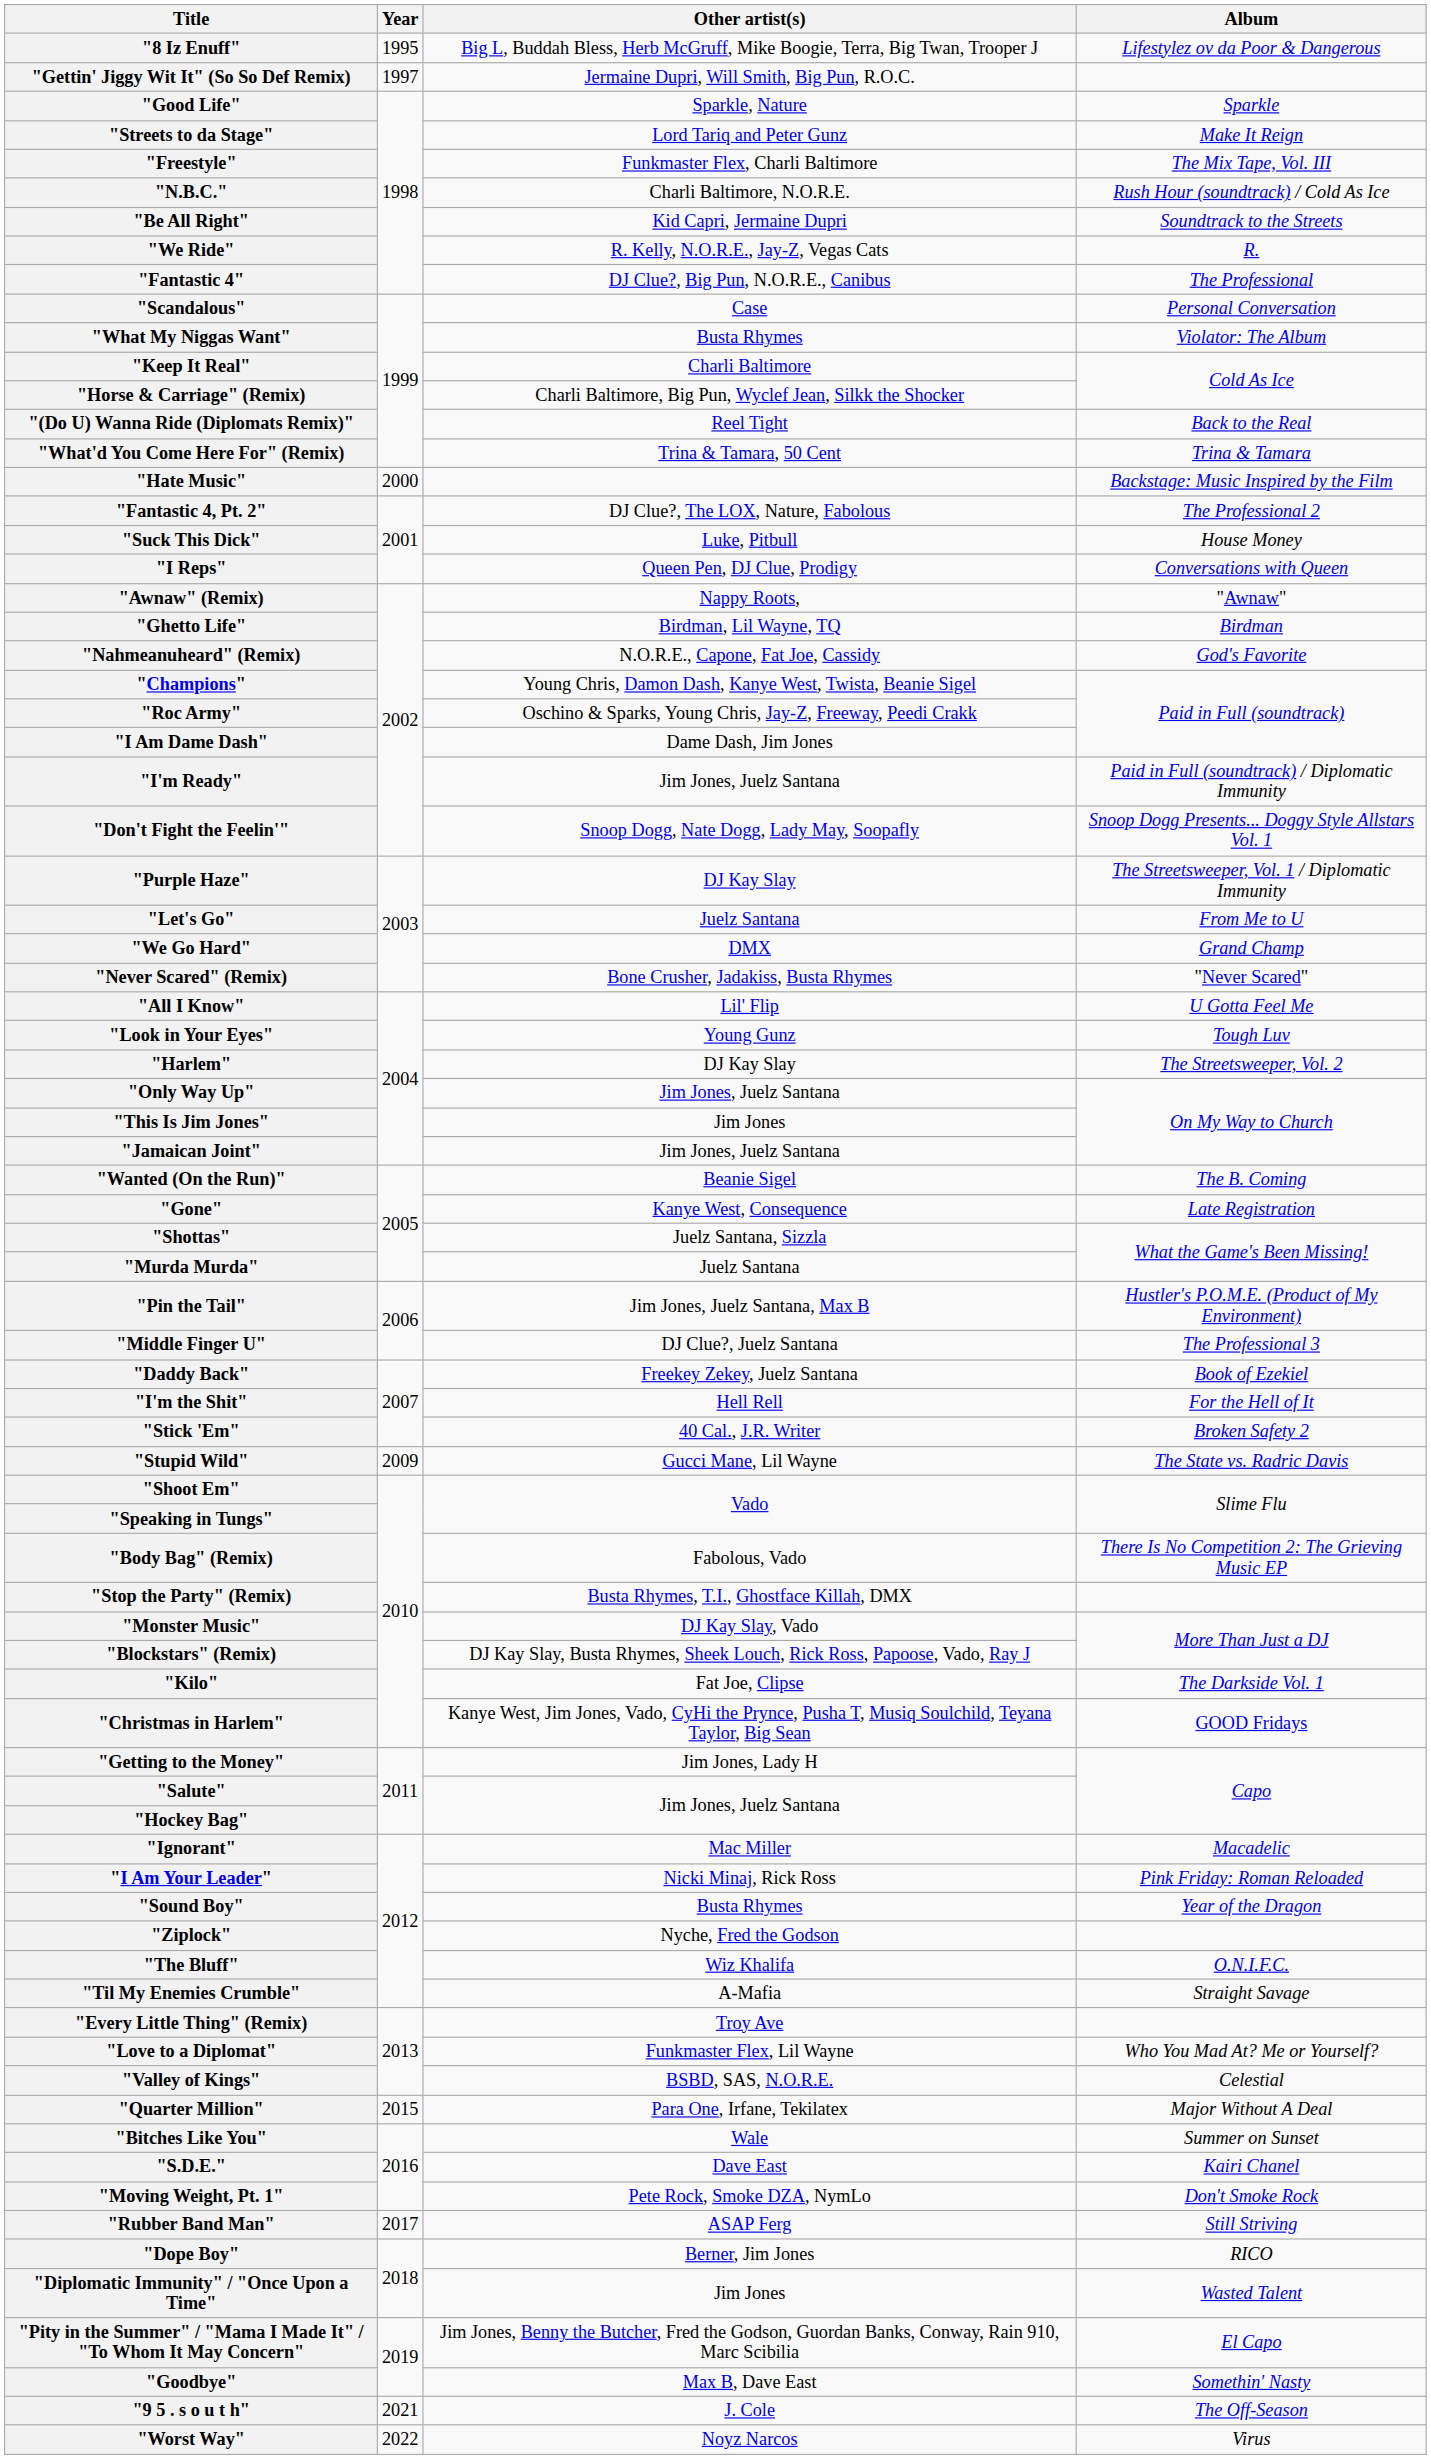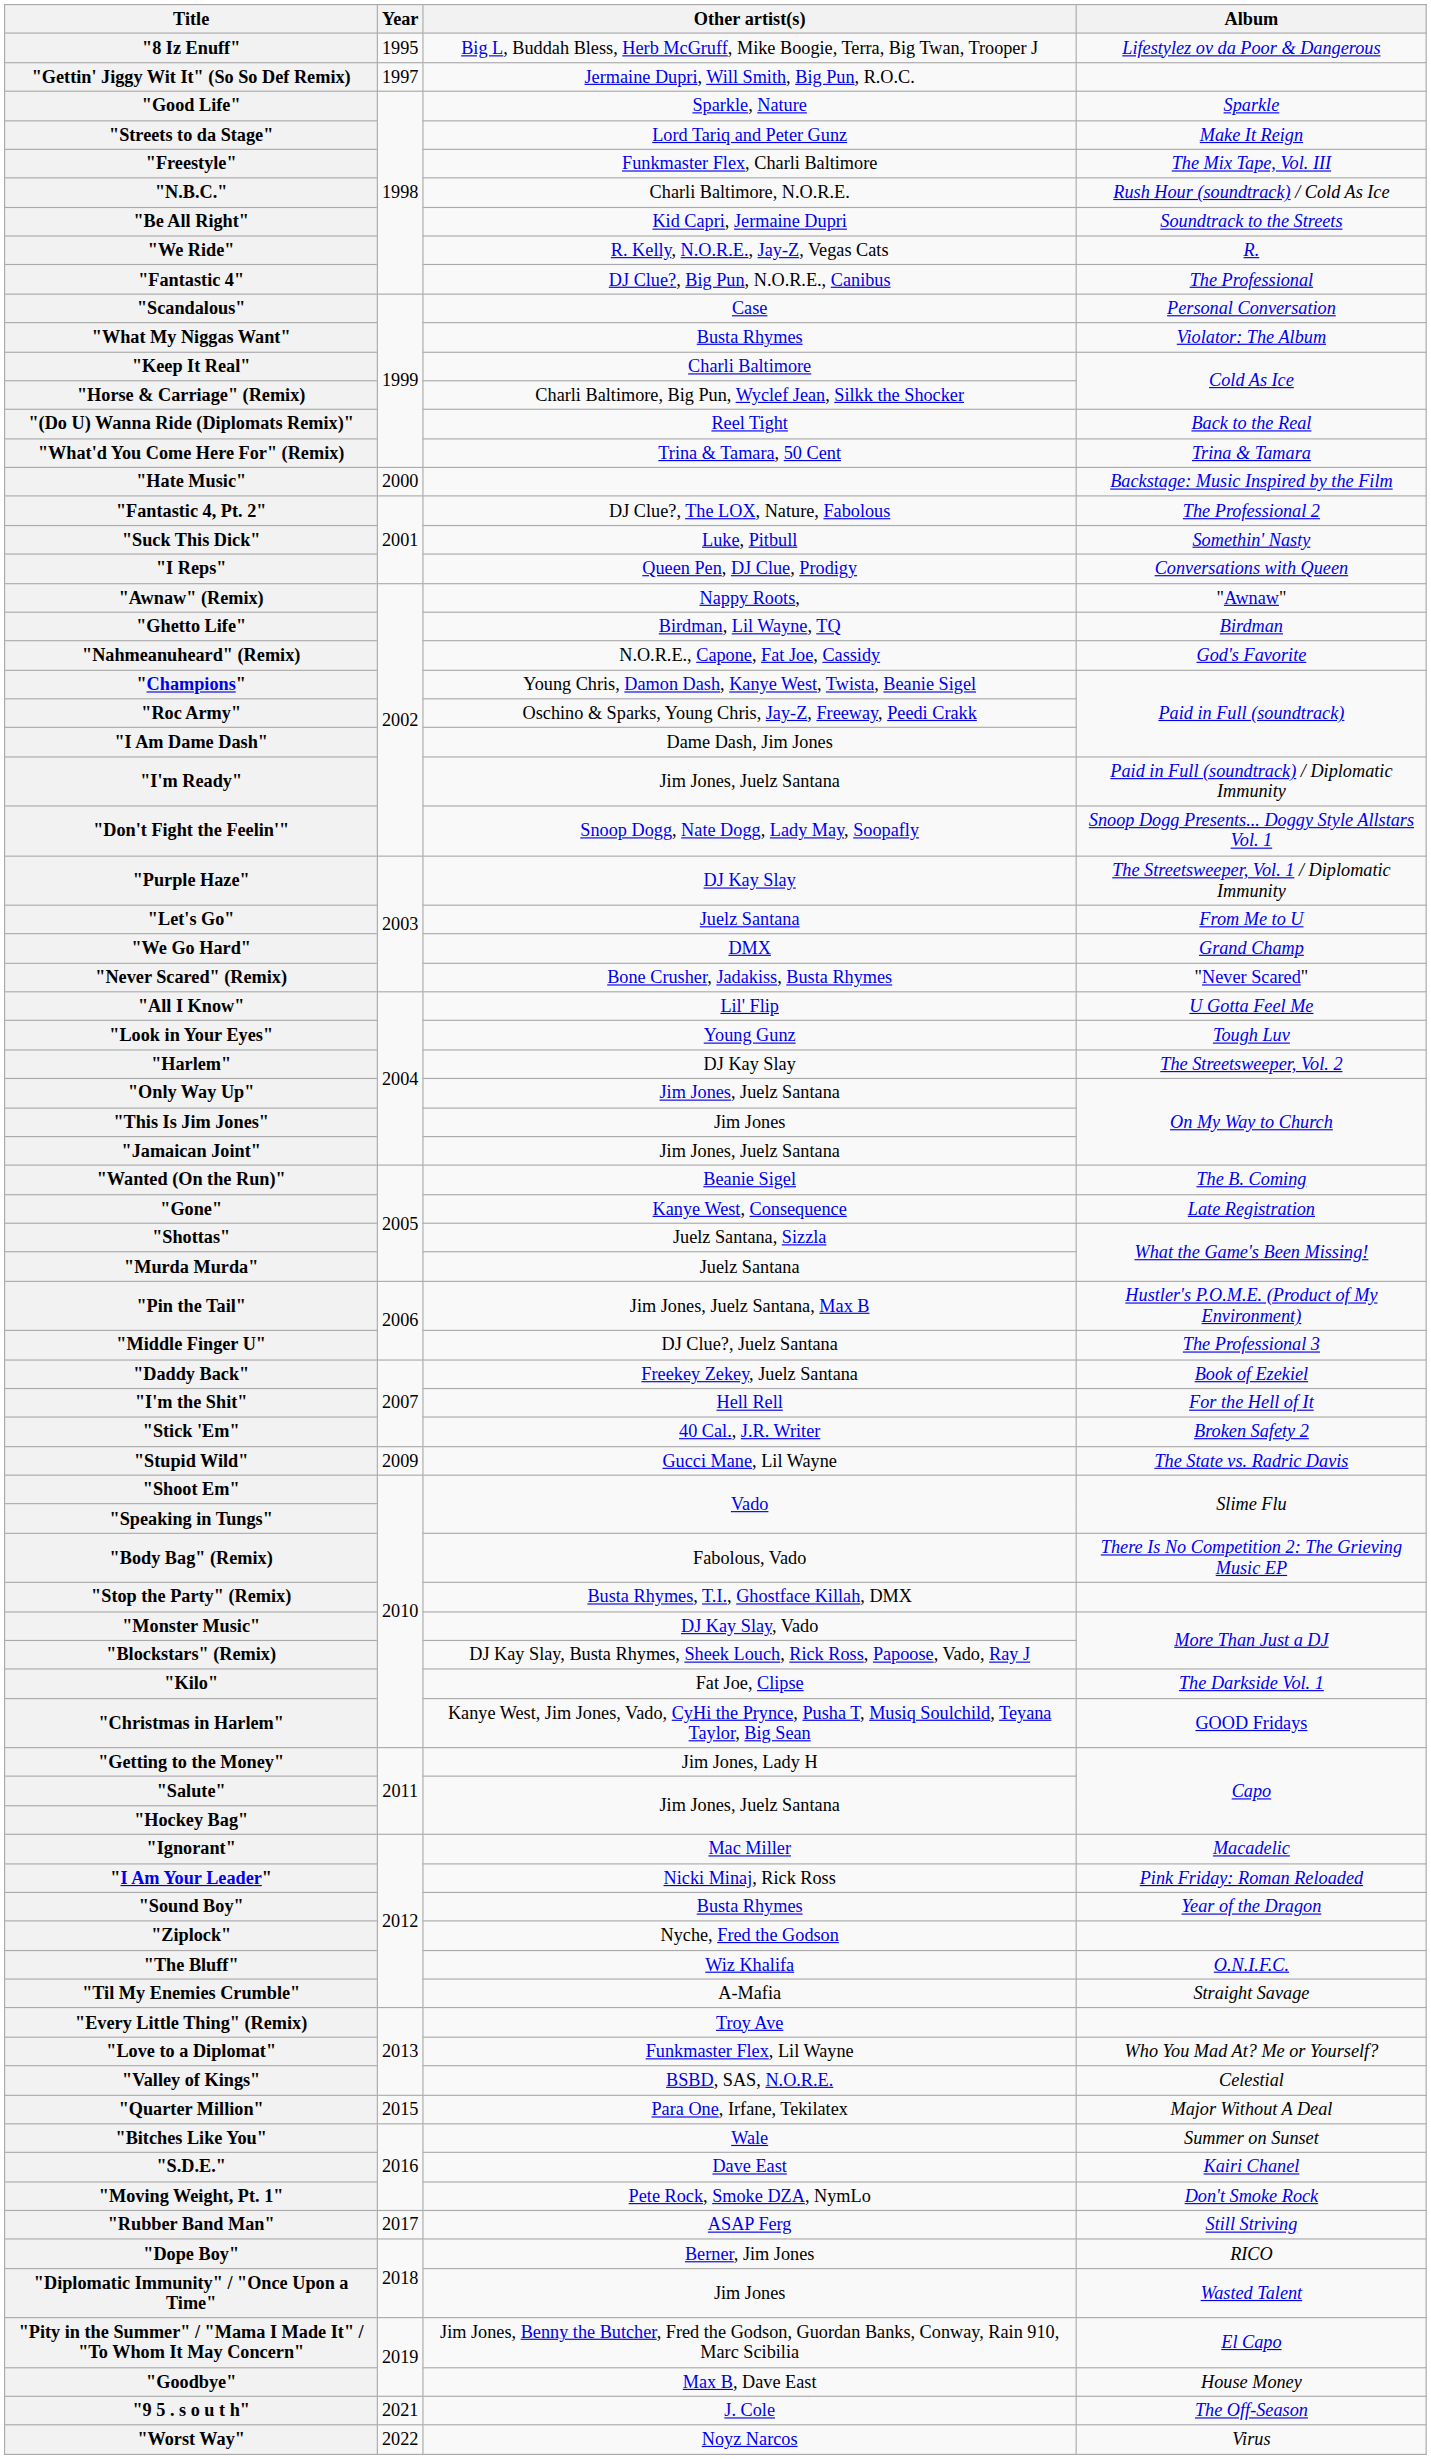(1251, 539) House Money -> (1251, 539) Somethin' Nasty
(1251, 2381) Somethin' Nasty -> (1251, 2381) House Money
